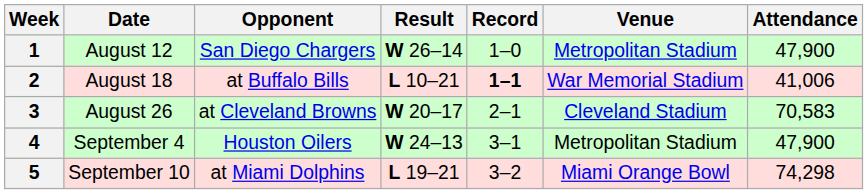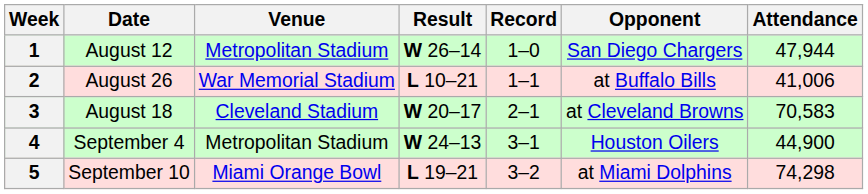columns swapped: (288, 19) <-> (645, 19)
(805, 50) 47,900 -> (805, 50) 47,944
(129, 81) August 18 -> (129, 81) August 26
(505, 81) bold -> (524, 81) normal
(129, 111) August 26 -> (129, 111) August 18
(805, 142) 47,900 -> (805, 142) 44,900
